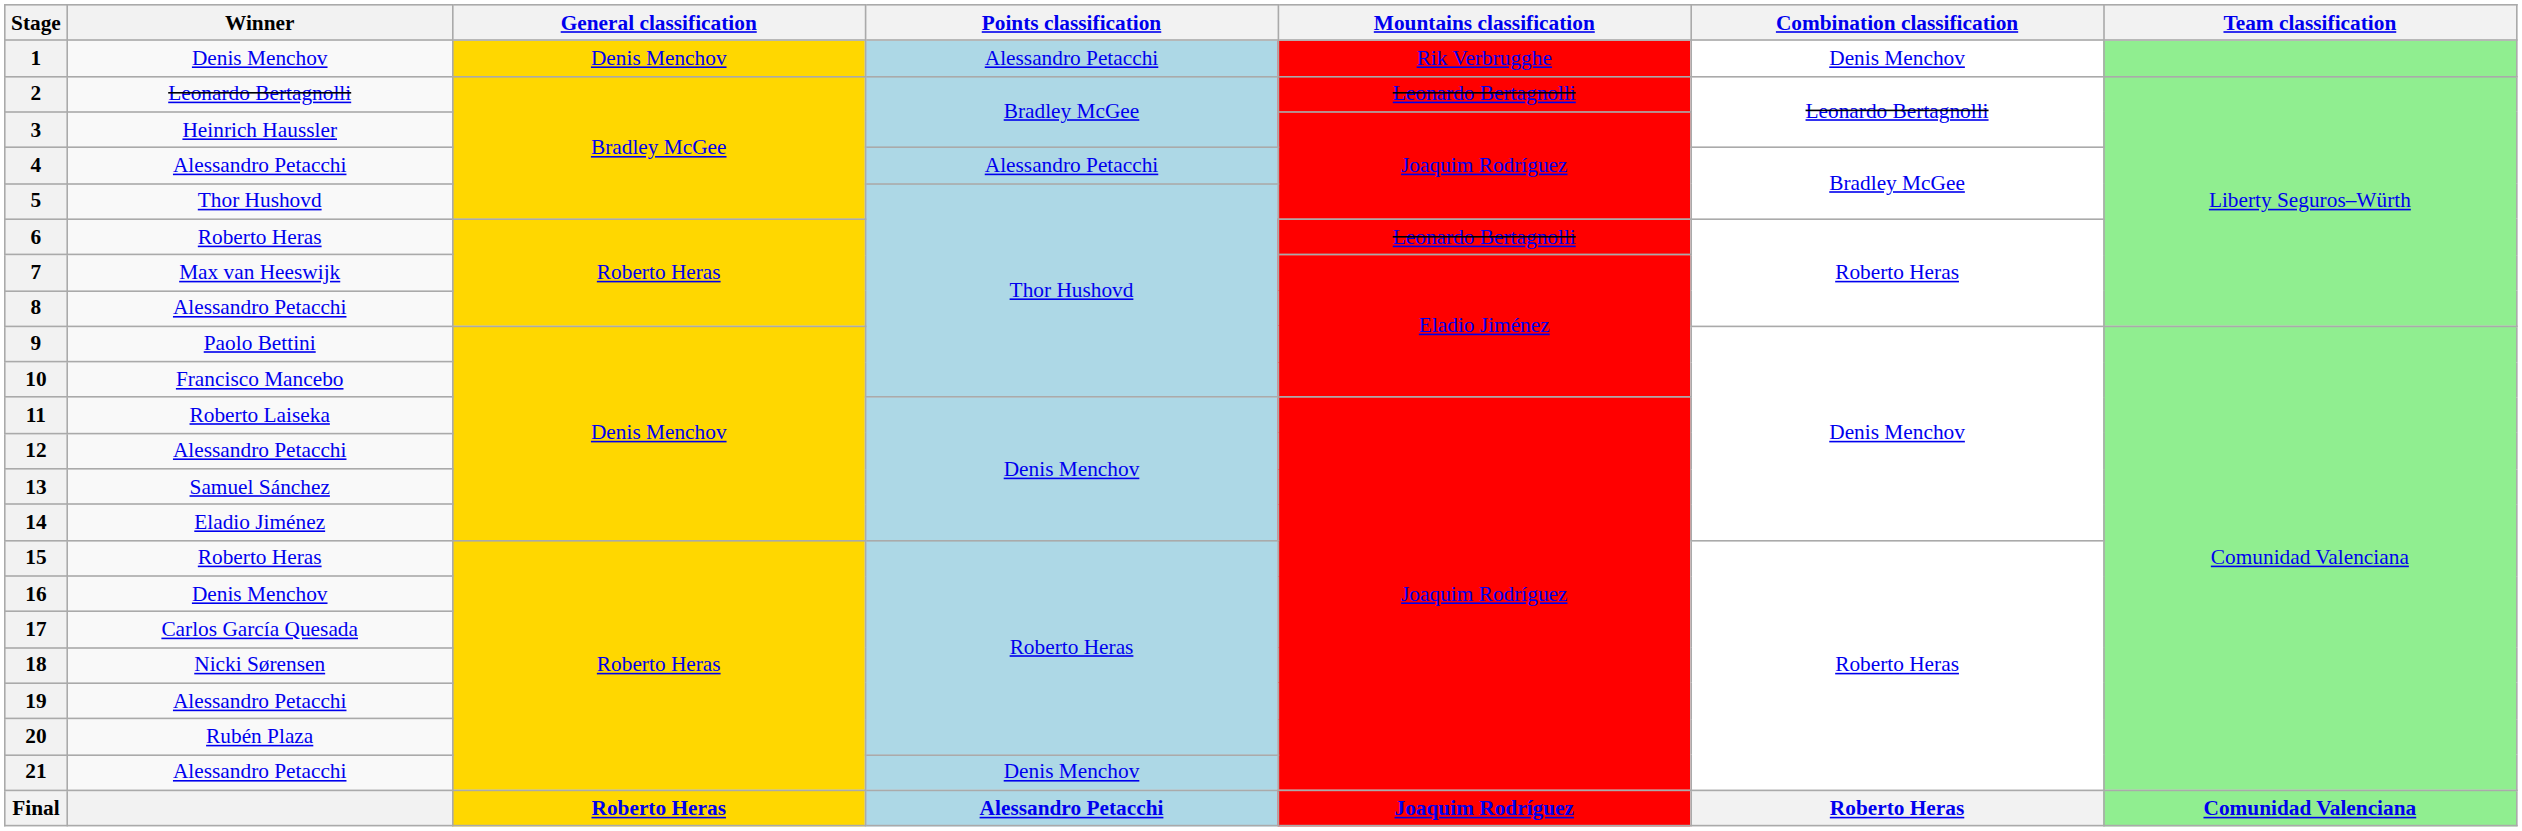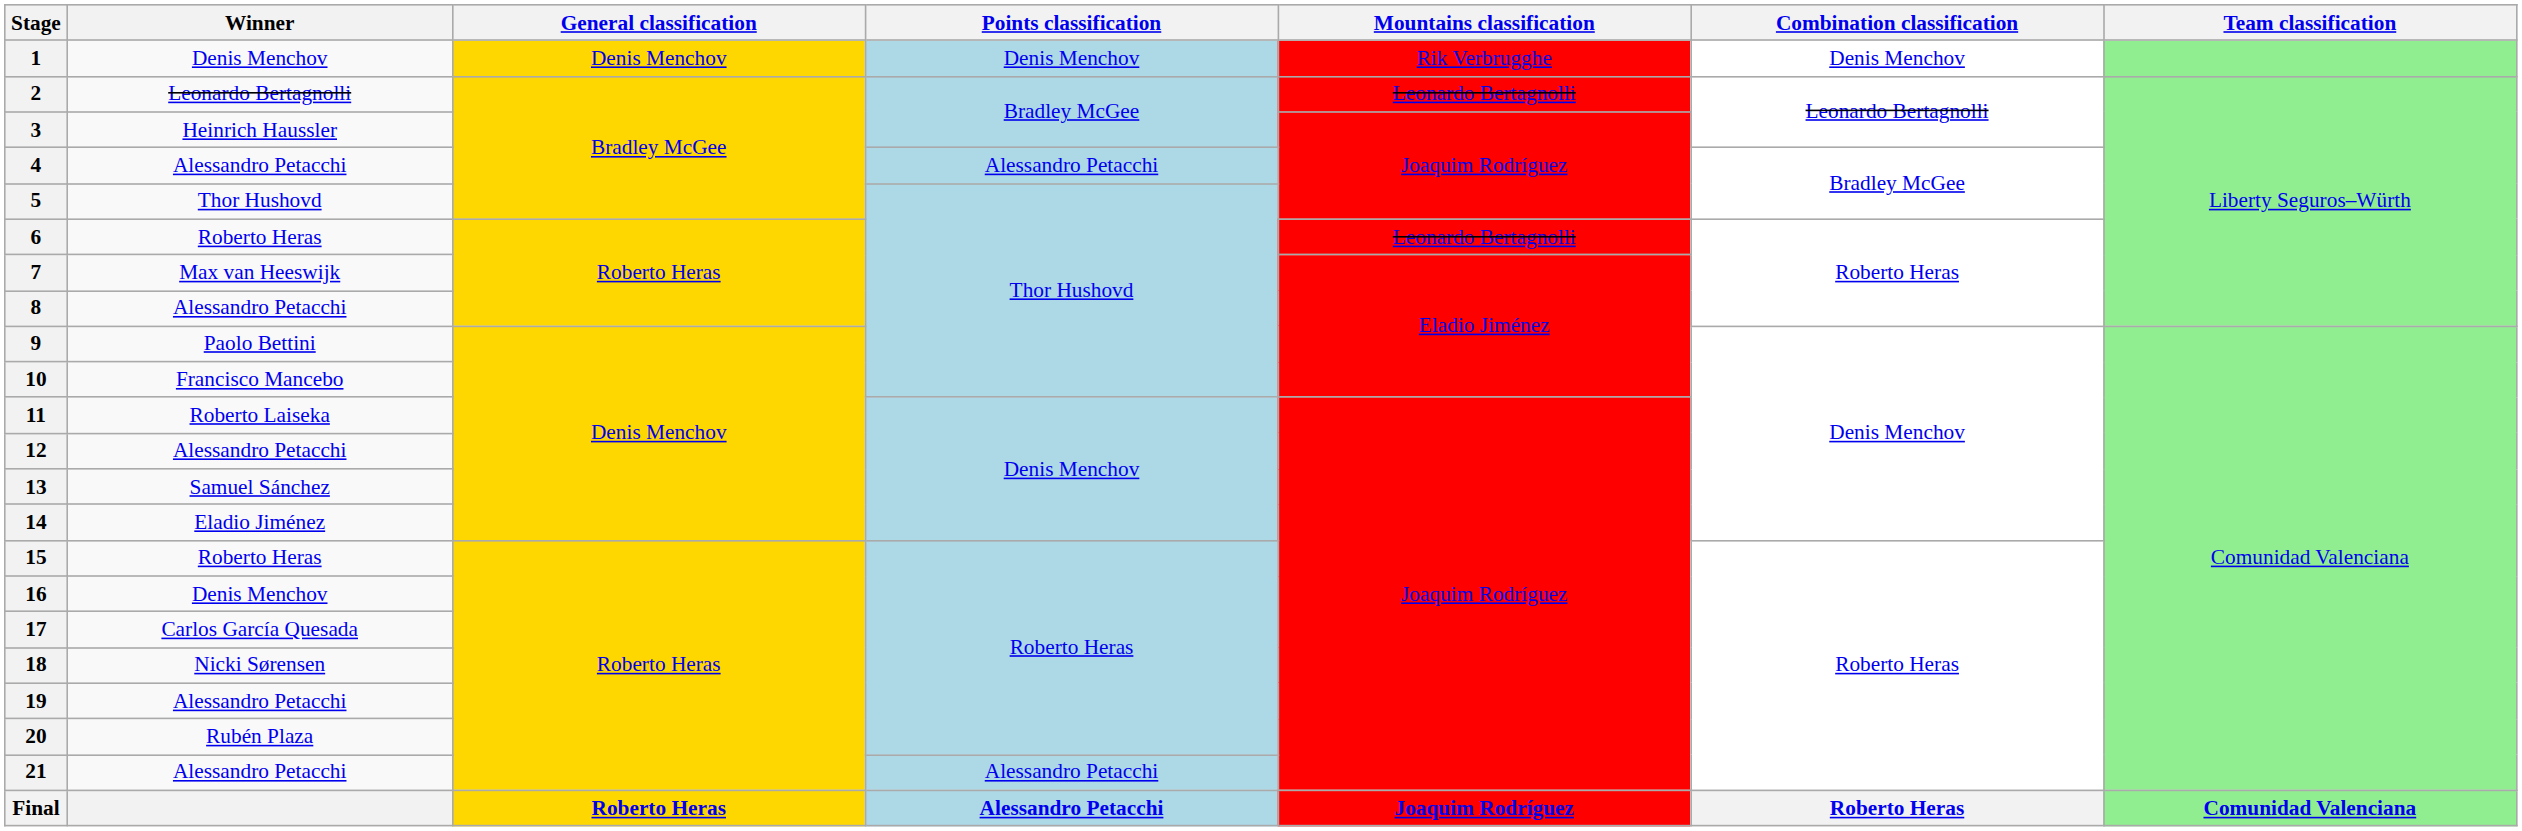(1072, 58) Alessandro Petacchi -> (1072, 58) Denis Menchov
(1072, 772) Denis Menchov -> (1072, 772) Alessandro Petacchi
